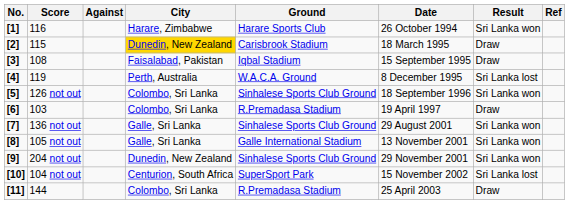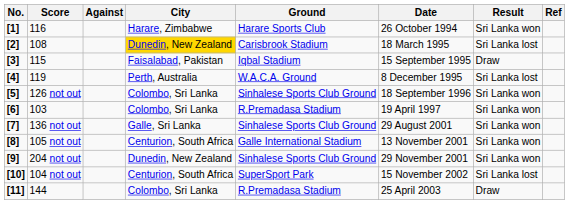(38, 45) 115 -> (38, 45) 108
(488, 45) Draw -> (507, 45) Sri Lanka lost
(38, 61) 108 -> (38, 61) 115
(488, 110) Draw -> (508, 110) Sri Lanka won
(164, 142) Galle, Sri Lanka -> (181, 142) Centurion, South Africa
